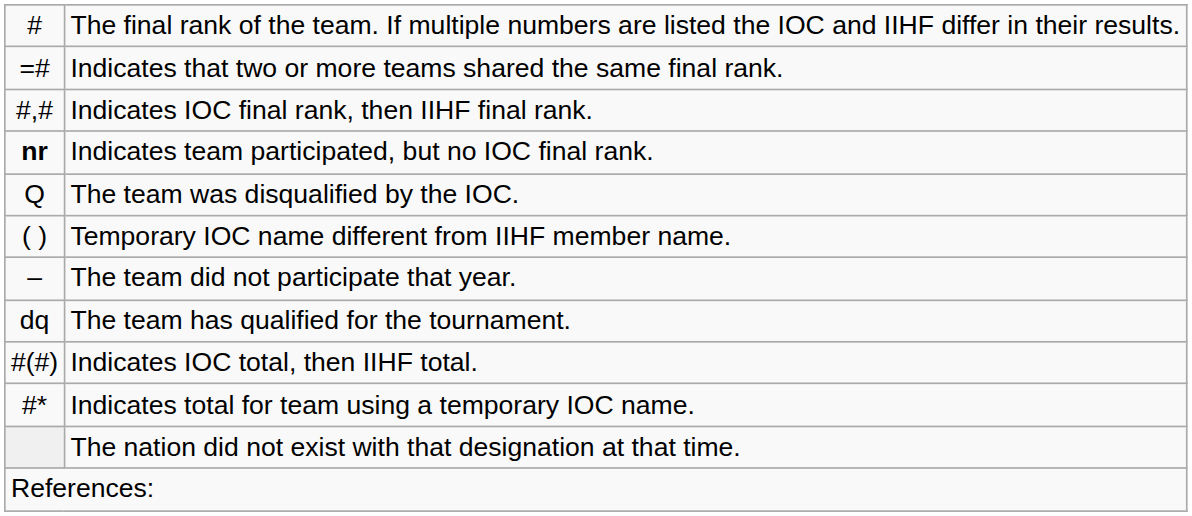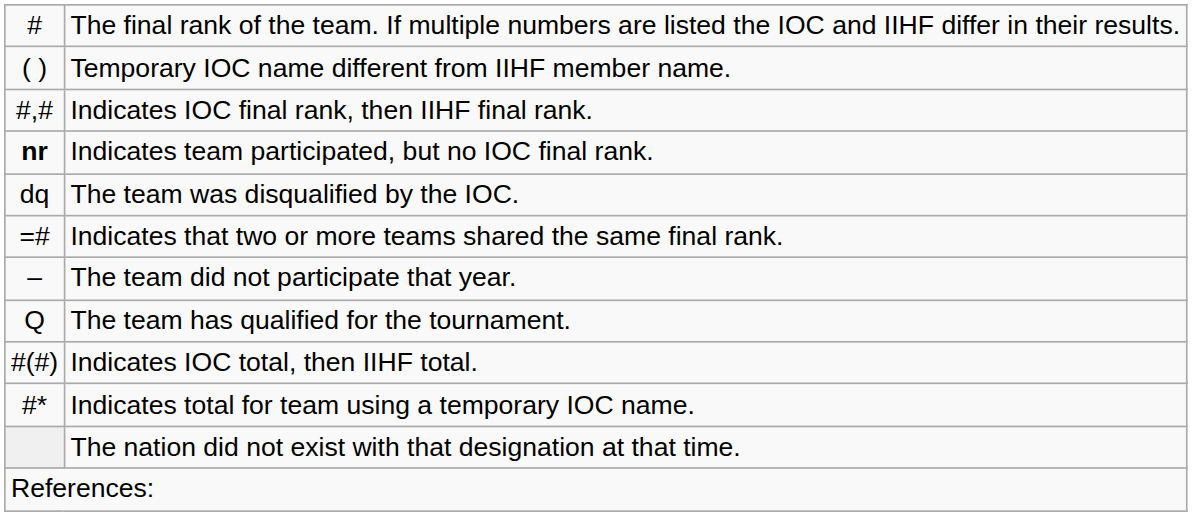rows swapped: (427, 67) <-> (401, 236)
(35, 194) Q -> (35, 194) dq
(35, 320) dq -> (35, 320) Q
